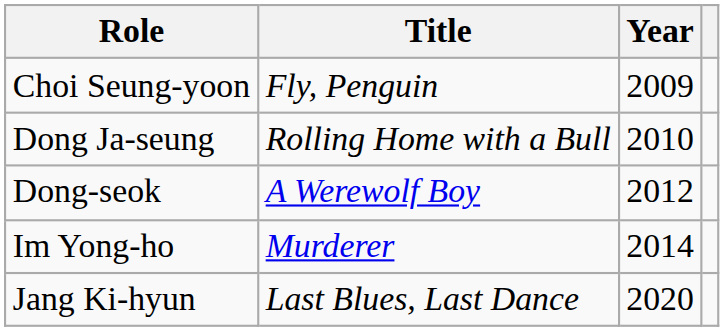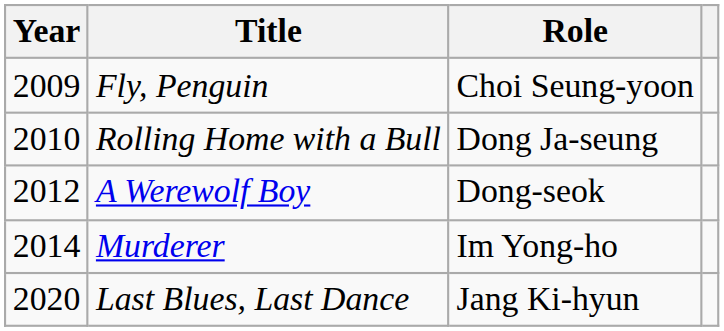columns swapped: (660, 31) <-> (131, 31)
